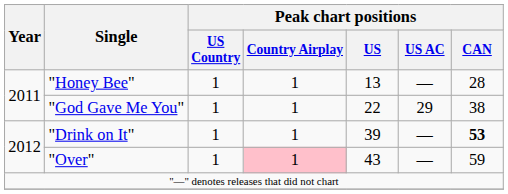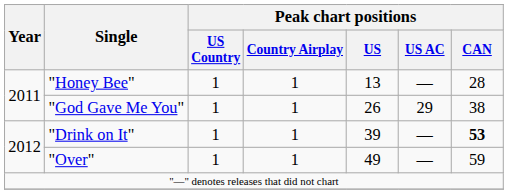(372, 108) 22 -> (372, 108) 26
(295, 160) pink background -> (295, 160) no background
(372, 160) 43 -> (372, 160) 49
